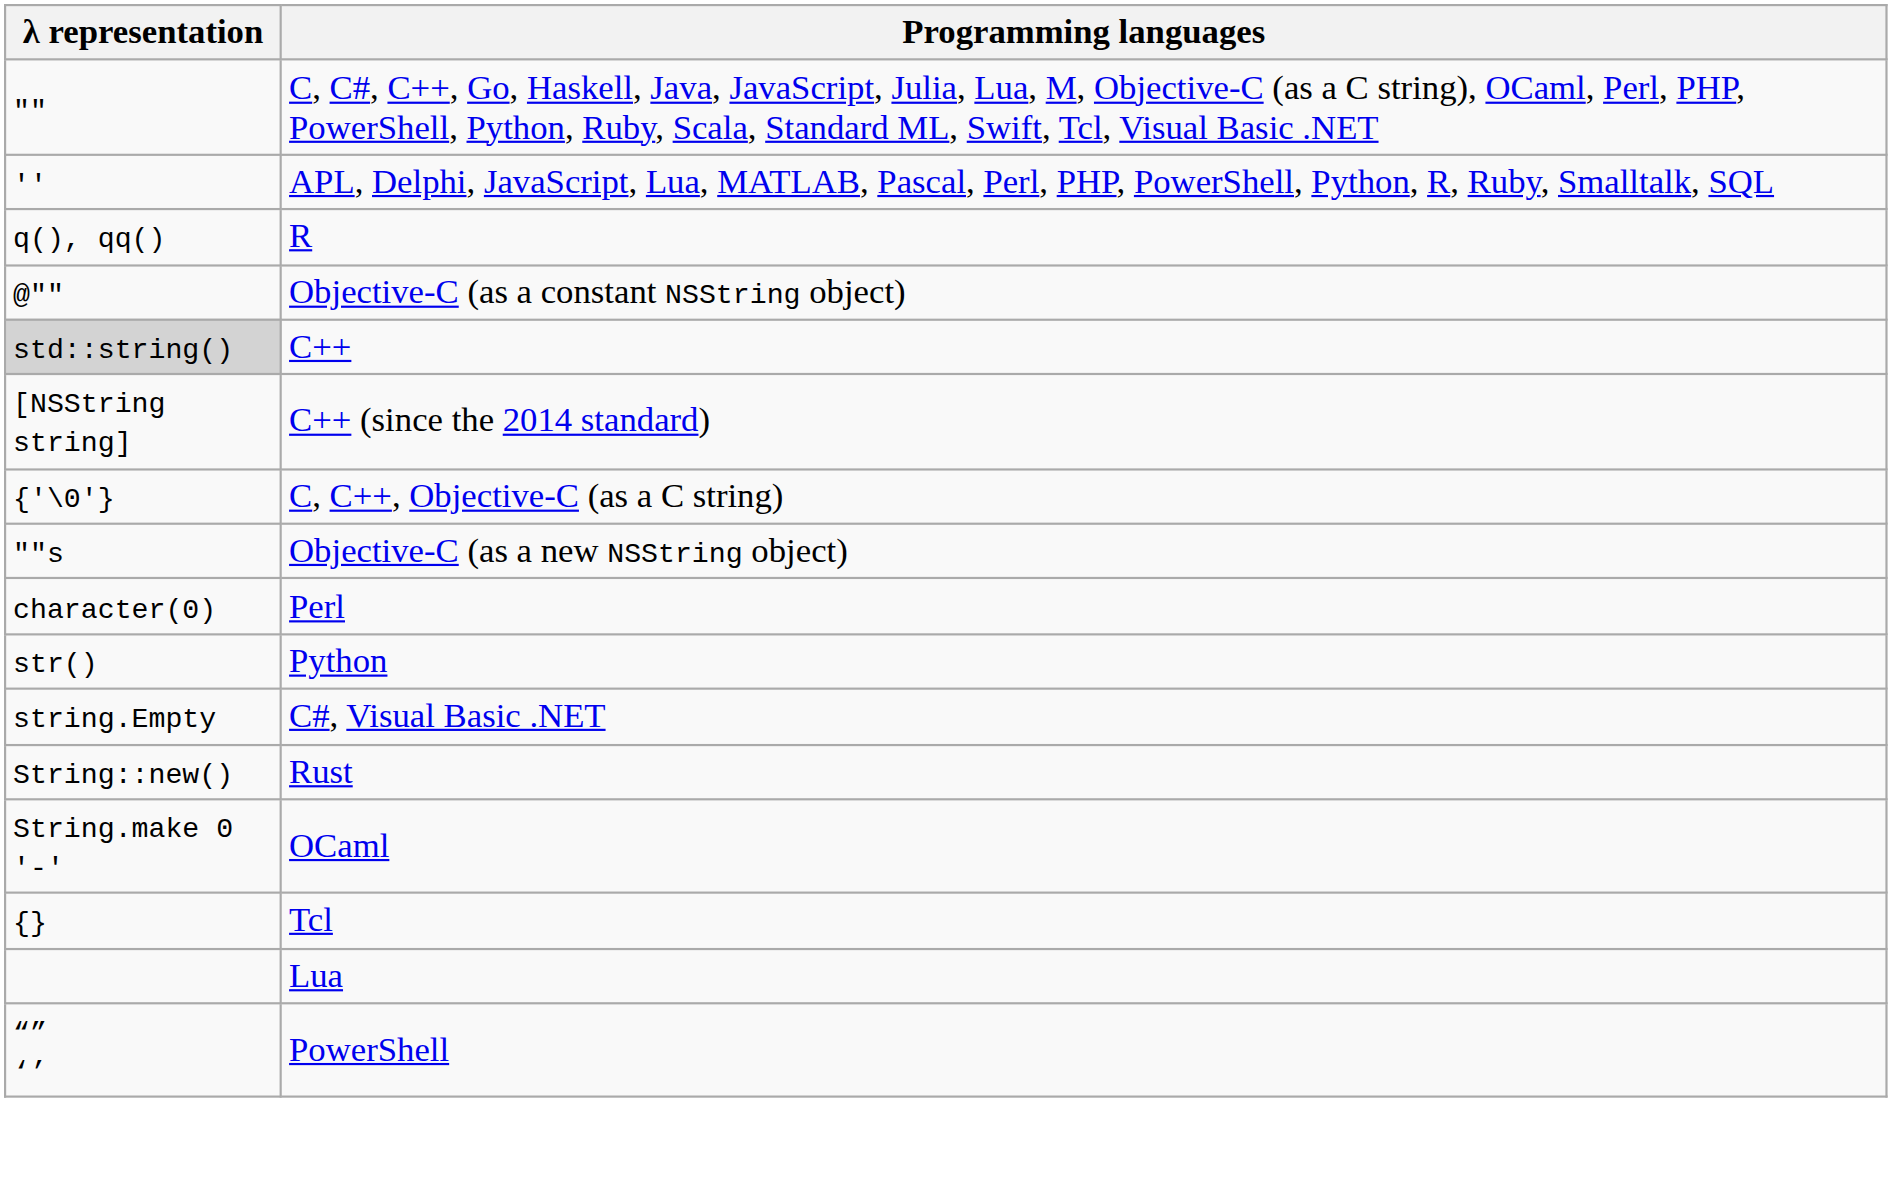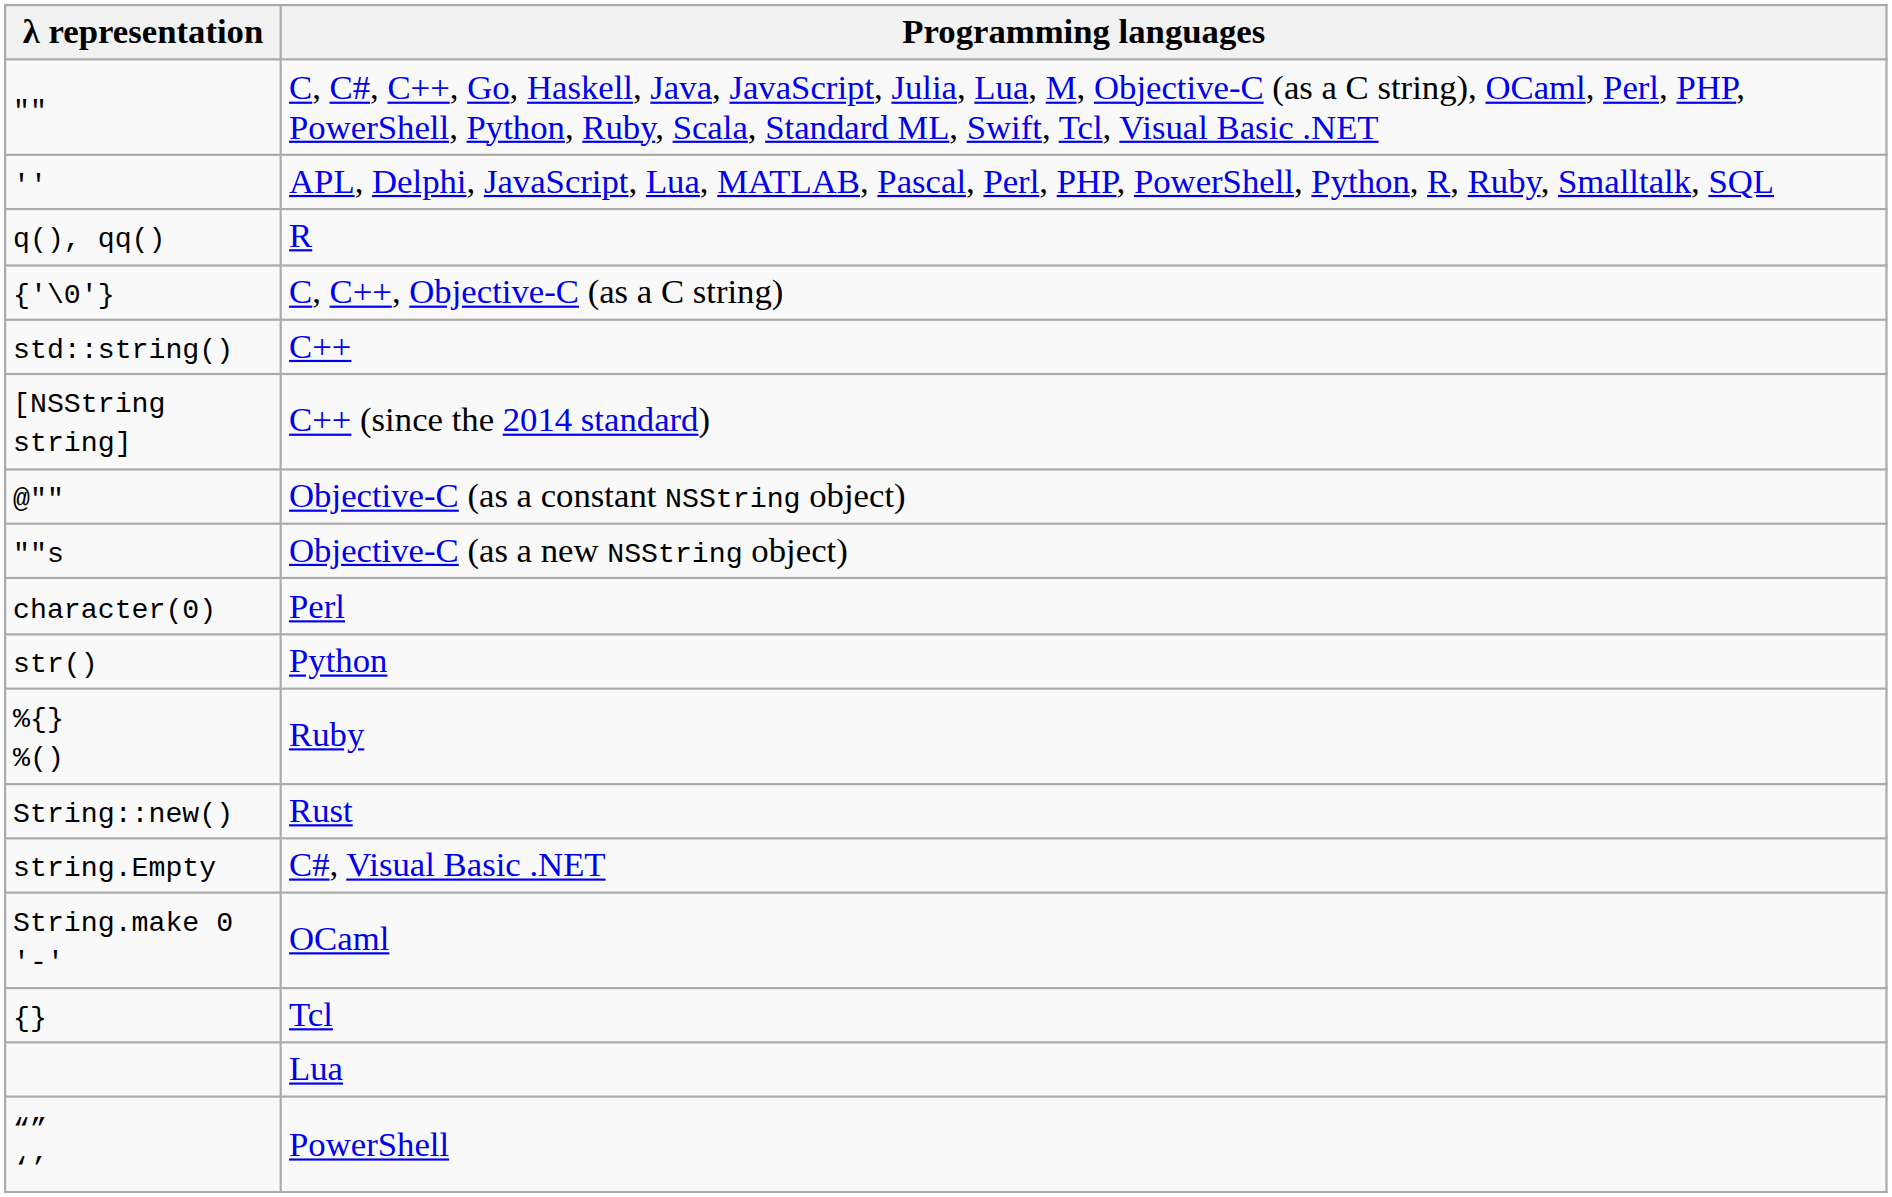rows swapped: (536, 495) <-> (597, 292)
(123, 350) lightgrey background -> (123, 350) no background
+ row: (327, 735)
rows swapped: (321, 770) <-> (447, 715)
